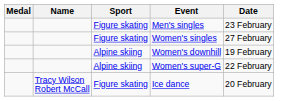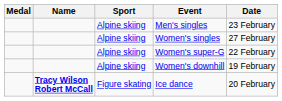(121, 25) Figure skating -> (121, 25) Alpine skiing
(121, 39) Figure skating -> (121, 39) Alpine skiing
rows swapped: (186, 52) <-> (186, 66)
(62, 85) normal -> (64, 85) bold
